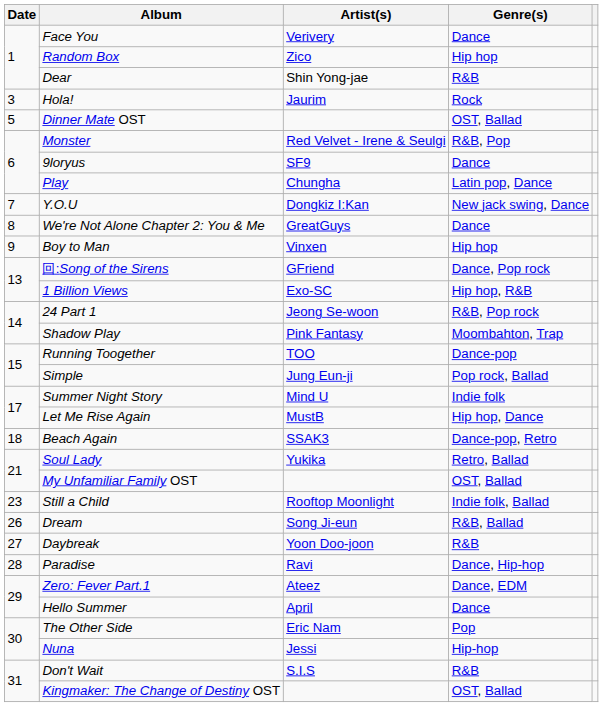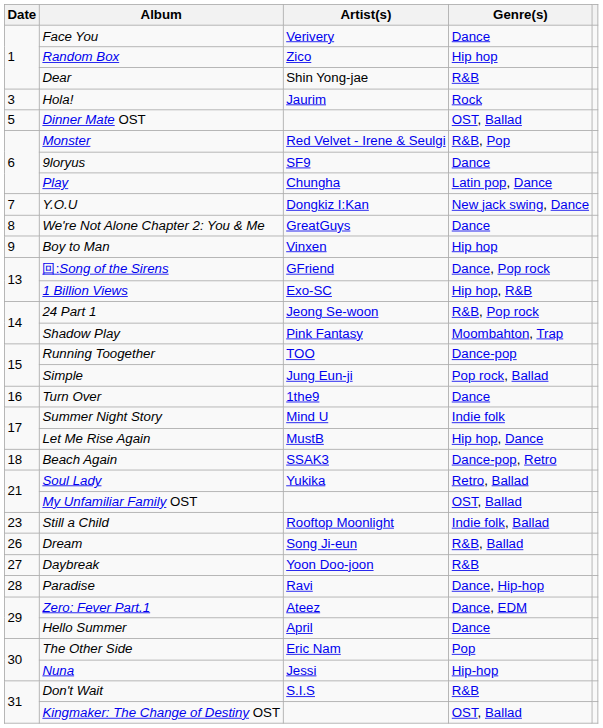+ row: (72, 396)
